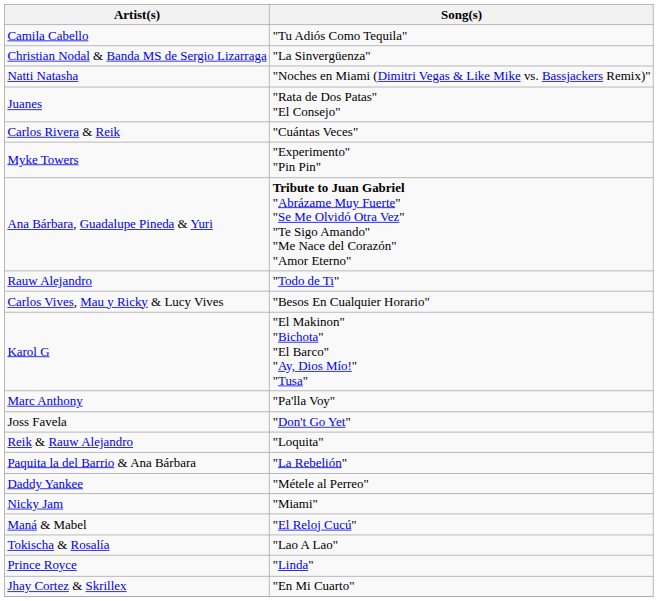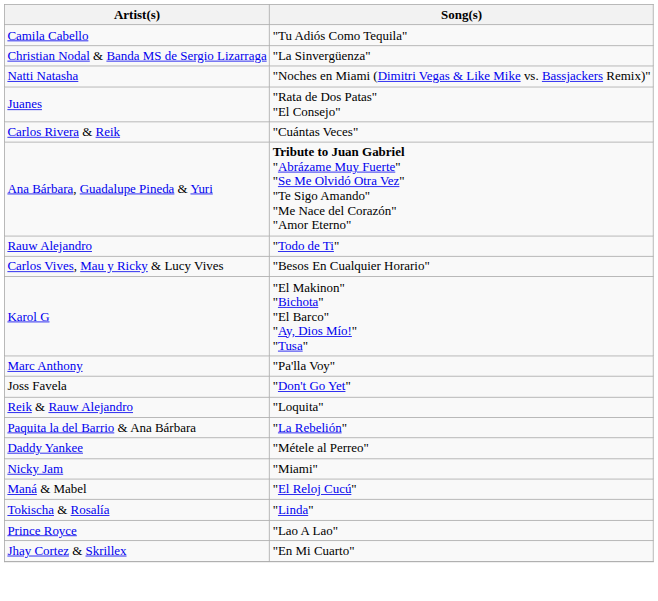- row: (43, 159)
(305, 545) "Lao A Lao" -> (293, 509) "Linda"
(293, 565) "Linda" -> (305, 530) "Lao A Lao"
